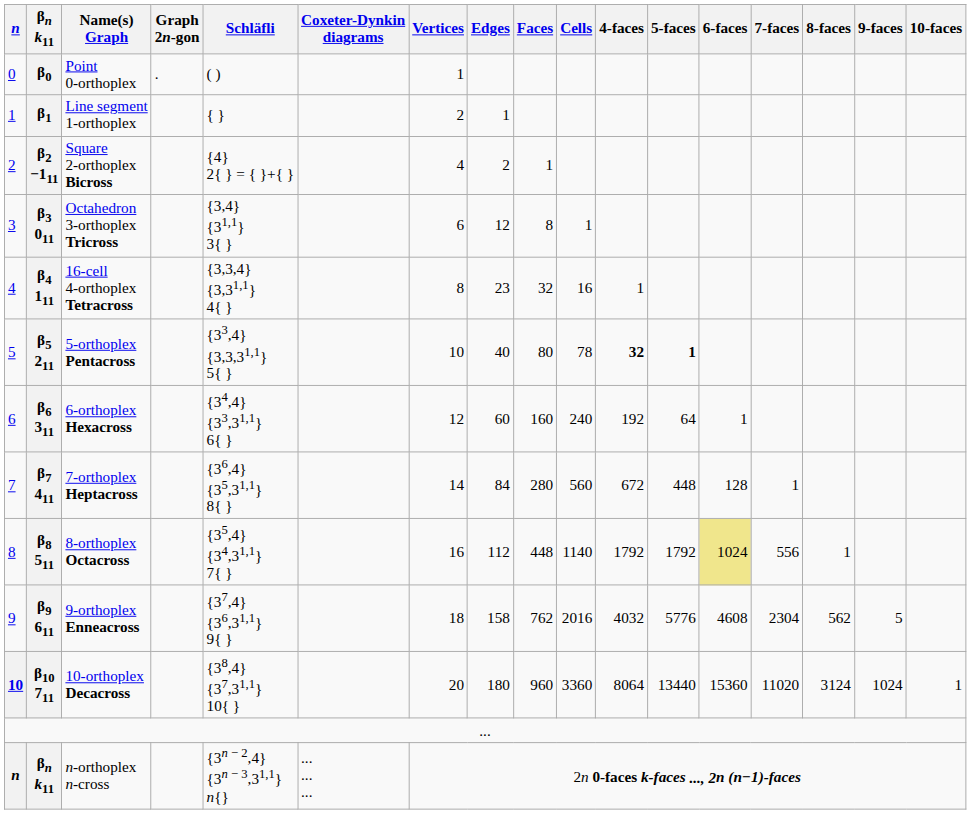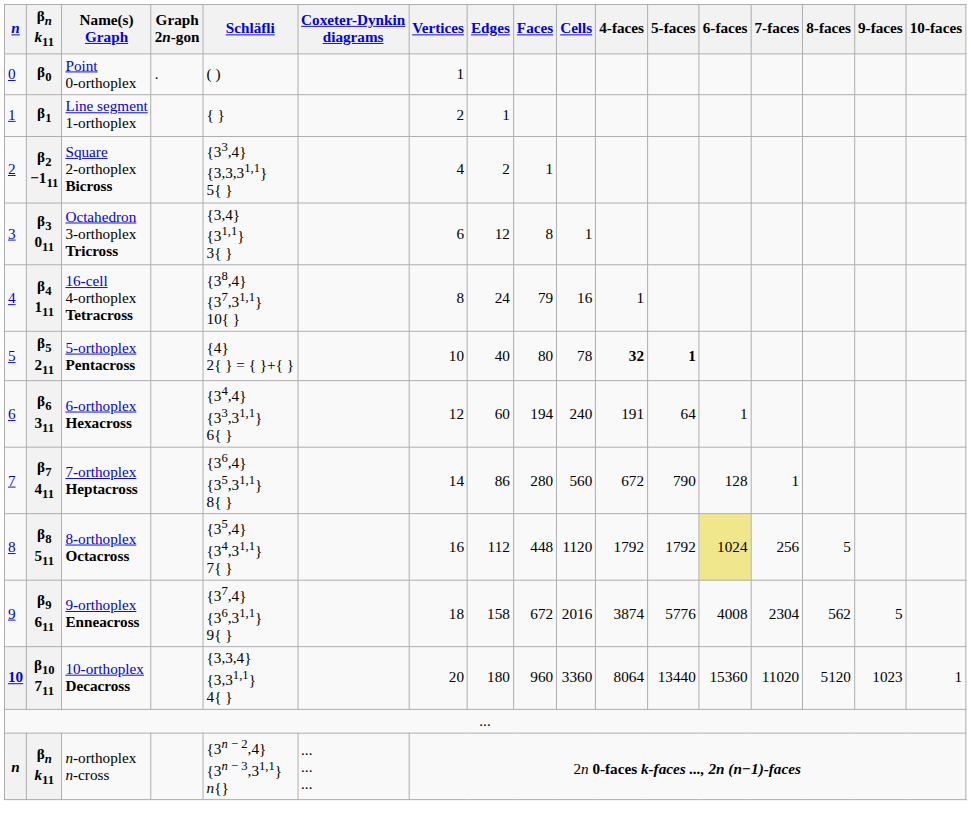(250, 165) {4} 2{ } = { }+{ } -> (237, 169) {33,4} {3,3,31,1} 5{ }
(231, 288) {3,3,4} {3,31,1} 4{ } -> (234, 298) {38,4} {37,31,1} 10{ }
(502, 288) 23 -> (502, 298) 24
(546, 288) 32 -> (546, 298) 79
(237, 352) {33,4} {3,3,31,1} 5{ } -> (250, 356) {4} 2{ } = { }+{ }
(542, 419) 160 -> (542, 413) 194
(633, 419) 192 -> (633, 413) 191
(502, 485) 84 -> (502, 480) 86
(684, 485) 448 -> (684, 480) 790
(577, 552) 1140 -> (577, 547) 1120
(788, 552) 556 -> (788, 547) 256
(847, 552) 1 -> (847, 547) 5
(542, 618) 762 -> (542, 613) 672
(629, 618) 4032 -> (629, 613) 3874
(732, 618) 4608 -> (732, 613) 4008
(234, 685) {38,4} {37,31,1} 10{ } -> (231, 678) {3,3,4} {3,31,1} 4{ }
(836, 685) 3124 -> (836, 678) 5120
(888, 685) 1024 -> (888, 678) 1023
